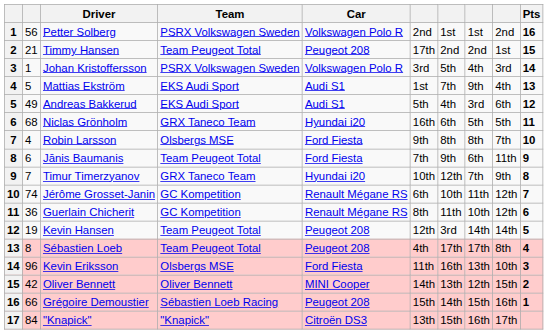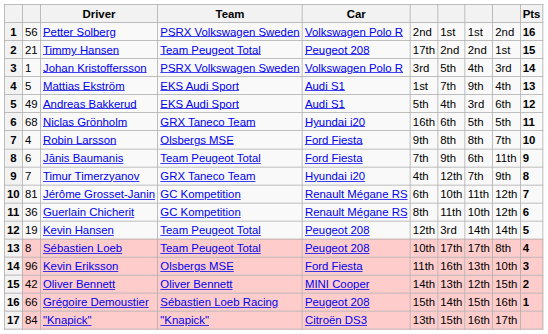(424, 176) 10th -> (421, 176) 4th
(31, 194) 74 -> (31, 194) 81
(421, 248) 4th -> (424, 248) 10th
